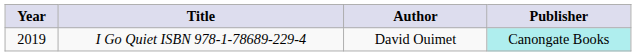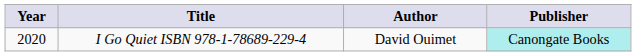(32, 39) 2019 -> (32, 39) 2020
